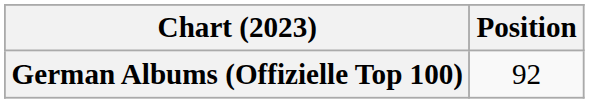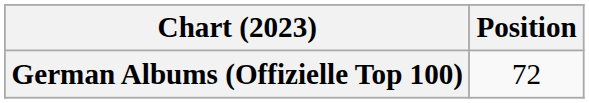(527, 73) 92 -> (527, 73) 72
